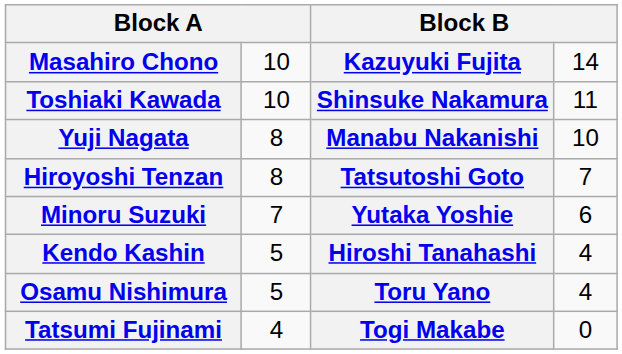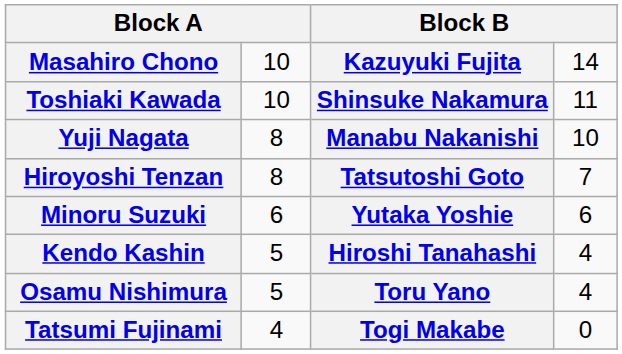(277, 215) 7 -> (277, 215) 6
